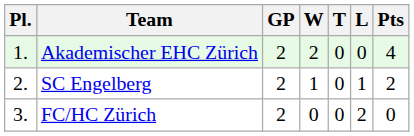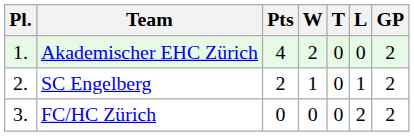columns swapped: (281, 20) <-> (391, 20)
